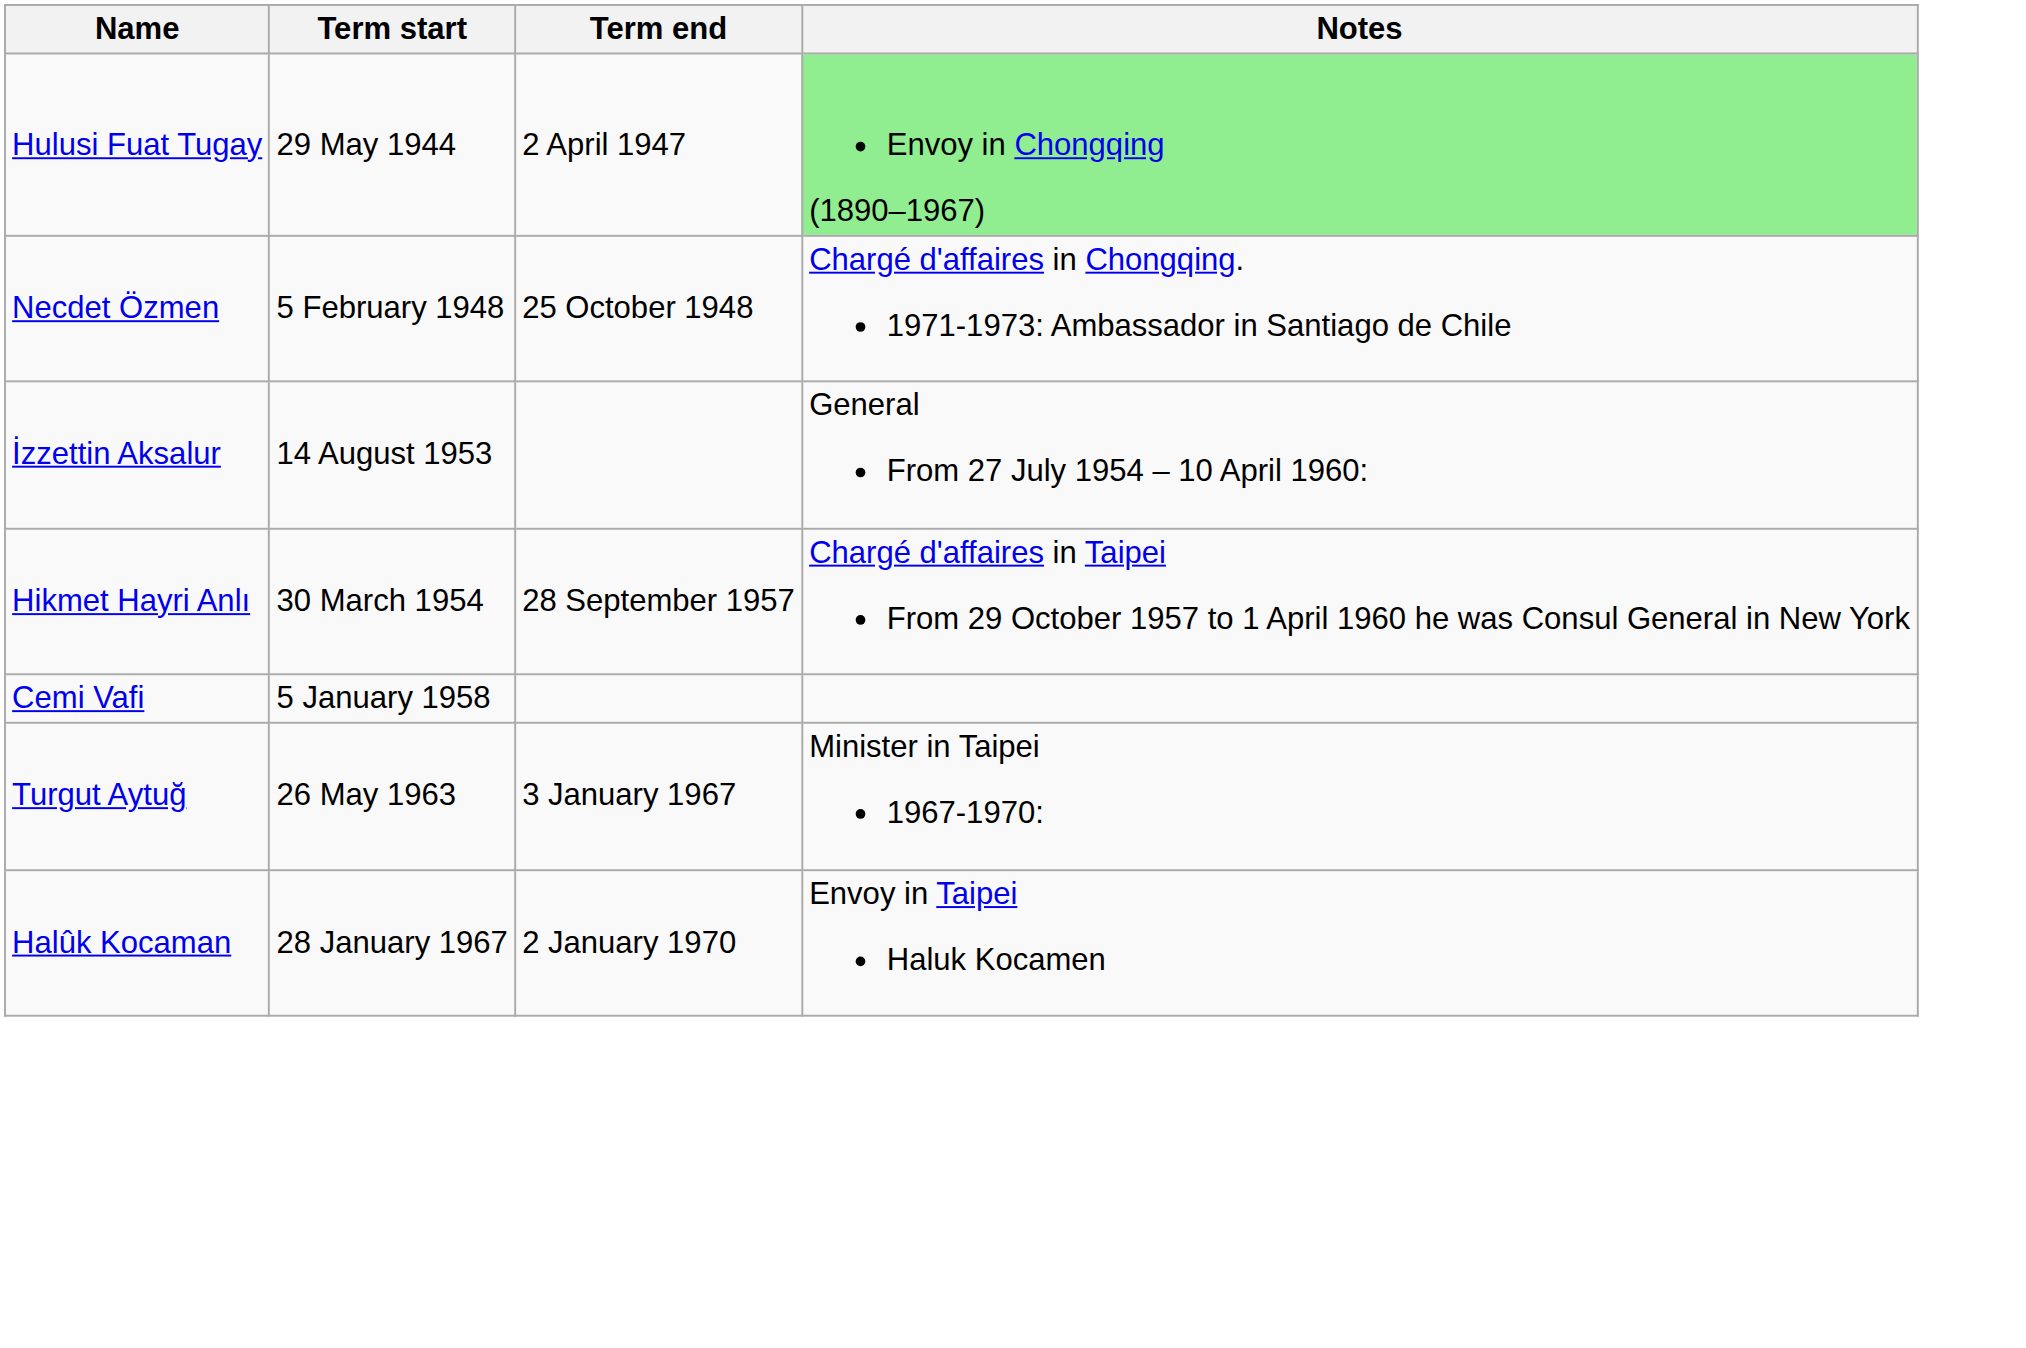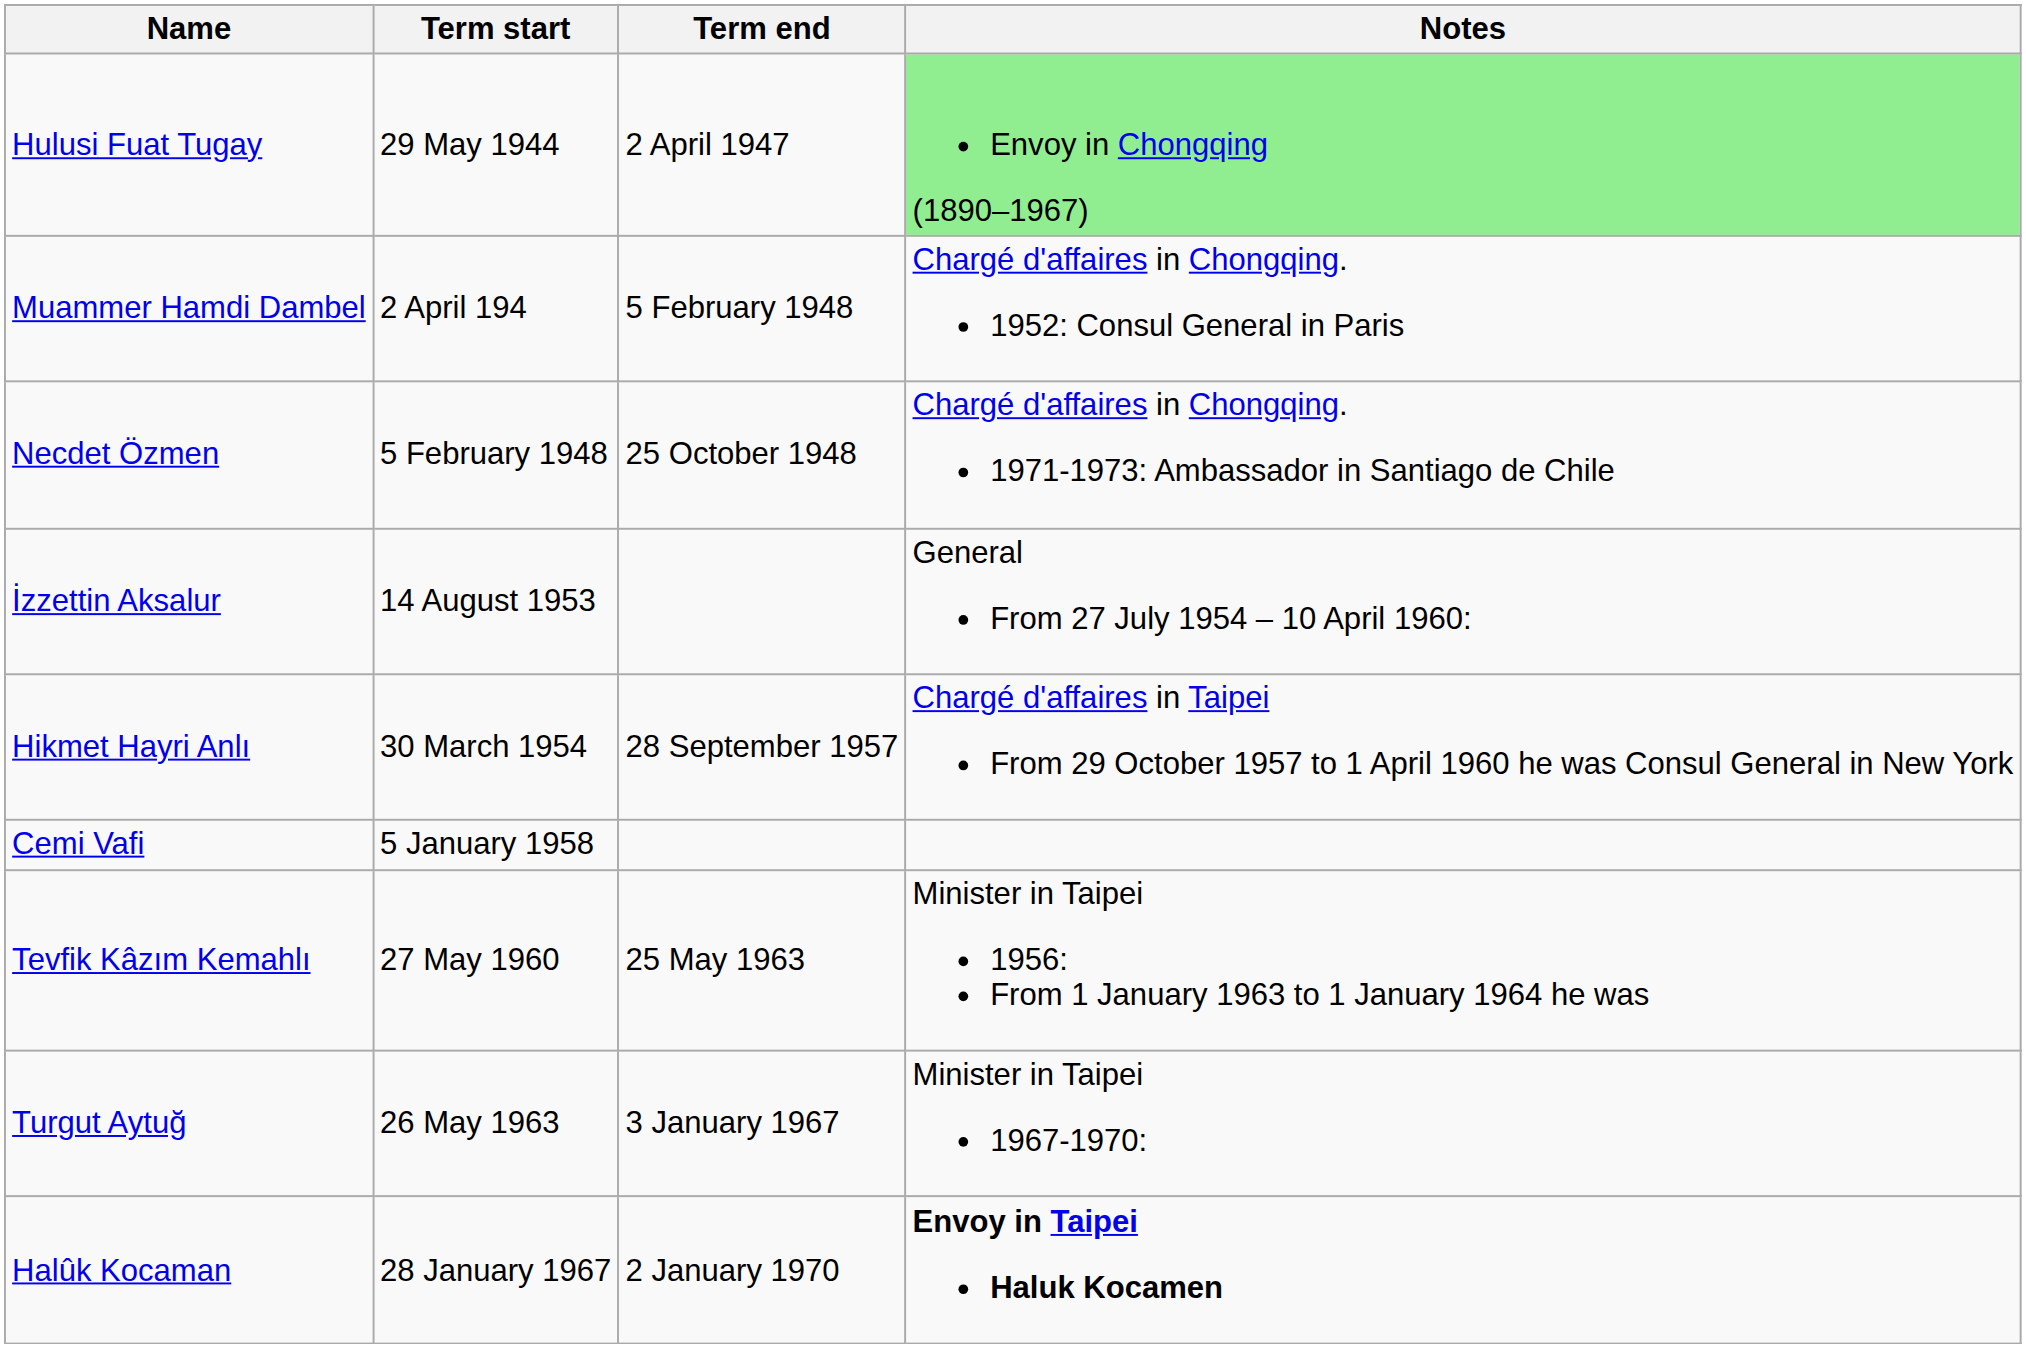+ row: (189, 307)
+ row: (161, 959)
(1360, 927) normal -> (1463, 1254) bold
